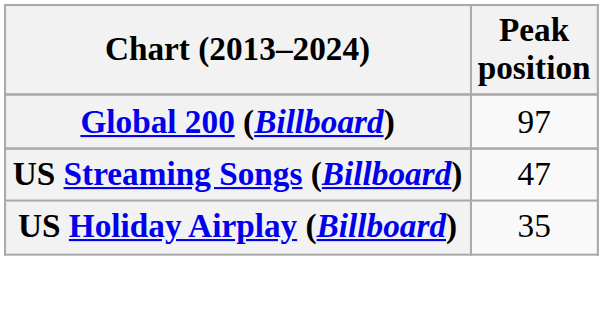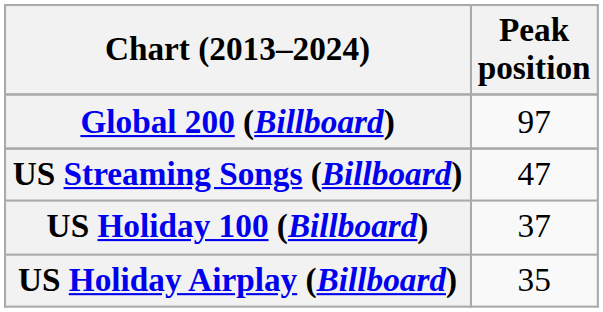+ row: (238, 226)
